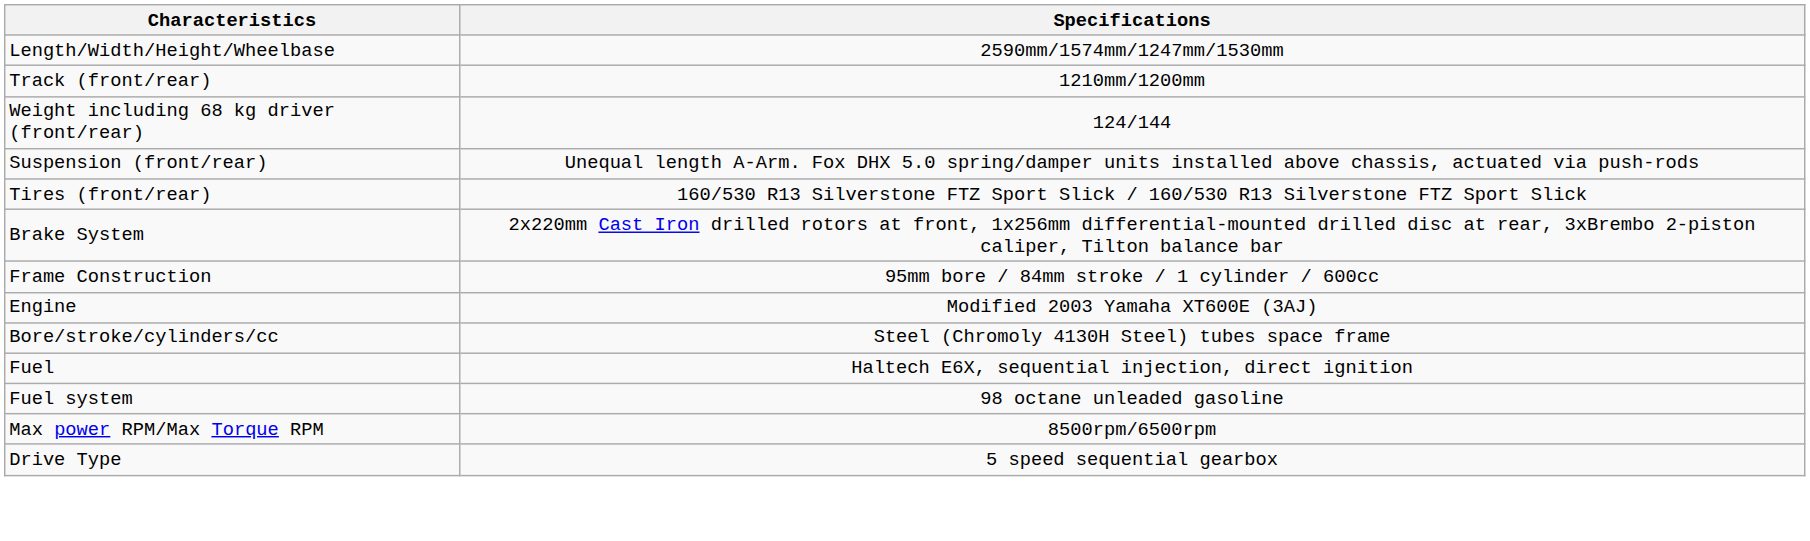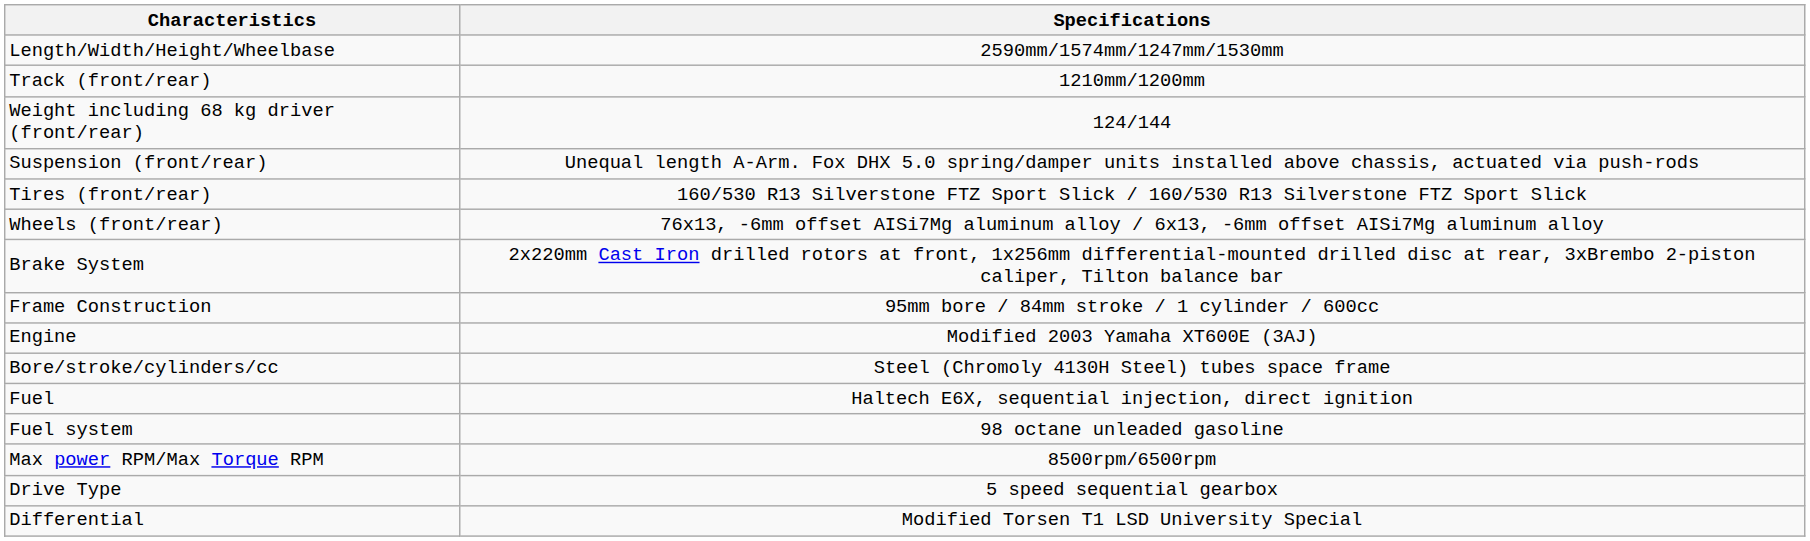+ row: (116, 225)
+ row: (77, 521)
